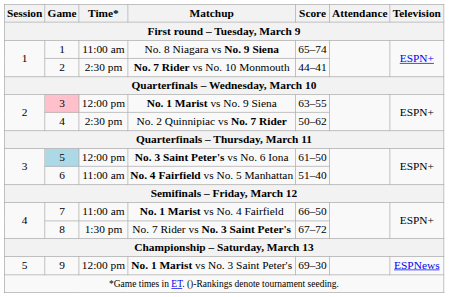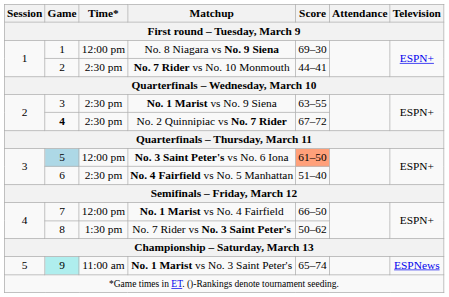(103, 49) 11:00 am -> (103, 49) 12:00 pm
(313, 49) 65–74 -> (313, 49) 69–30
(62, 103) pink background -> (62, 103) no background
(103, 103) 12:00 pm -> (103, 103) 2:30 pm
(62, 121) normal -> (62, 121) bold
(313, 121) 50–62 -> (313, 121) 67–72
(313, 157) no background -> (313, 157) lightsalmon background
(103, 175) 11:00 am -> (103, 175) 2:30 pm
(103, 211) 11:00 am -> (103, 211) 12:00 pm
(313, 229) 67–72 -> (313, 229) 50–62
(62, 265) no background -> (62, 265) paleturquoise background
(103, 265) 12:00 pm -> (103, 265) 11:00 am
(313, 265) 69–30 -> (313, 265) 65–74
